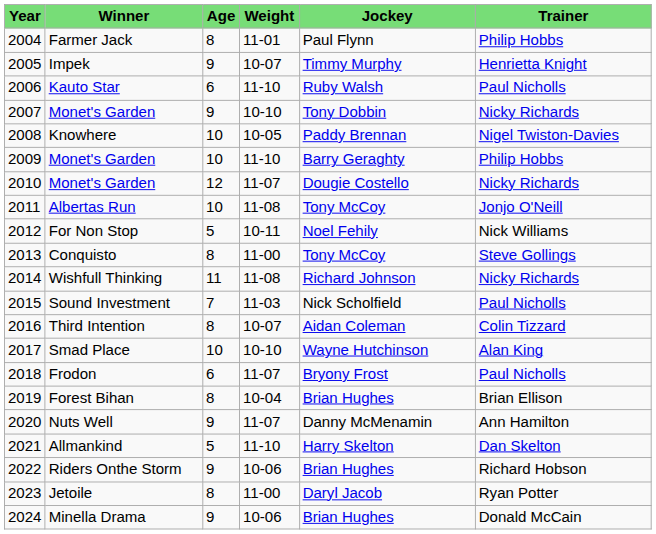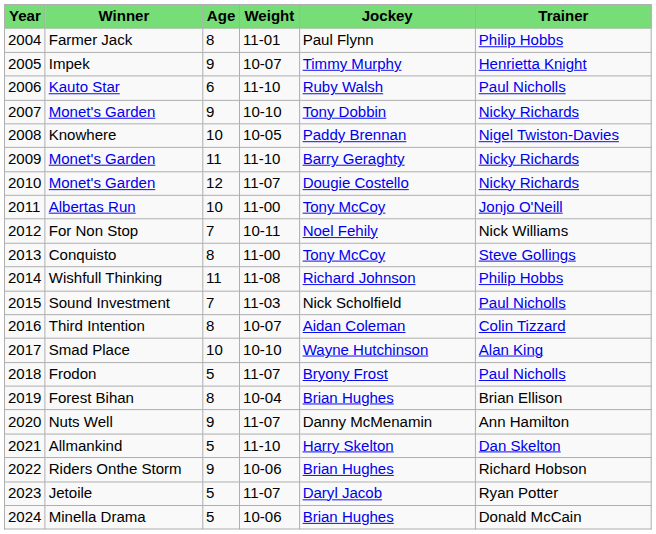(214, 159) 10 -> (214, 159) 11
(521, 159) Philip Hobbs -> (529, 159) Nicky Richards
(262, 207) 11-08 -> (262, 207) 11-00
(210, 231) 5 -> (210, 231) 7
(529, 278) Nicky Richards -> (521, 278) Philip Hobbs
(210, 374) 6 -> (210, 374) 5
(210, 493) 8 -> (210, 493) 5
(262, 493) 11-00 -> (262, 493) 11-07
(210, 517) 9 -> (210, 517) 5
